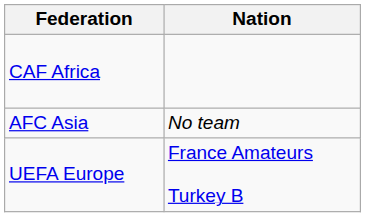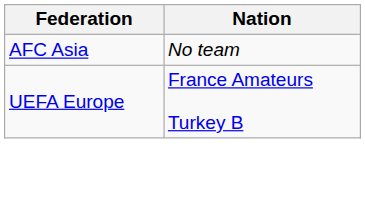- row: (54, 71)
